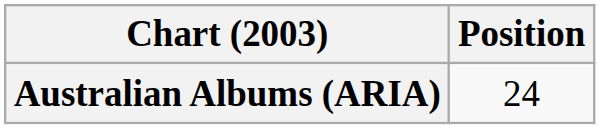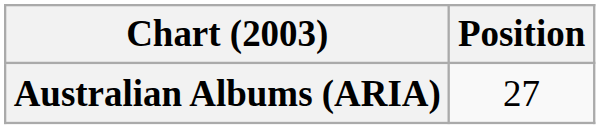(522, 92) 24 -> (522, 92) 27
